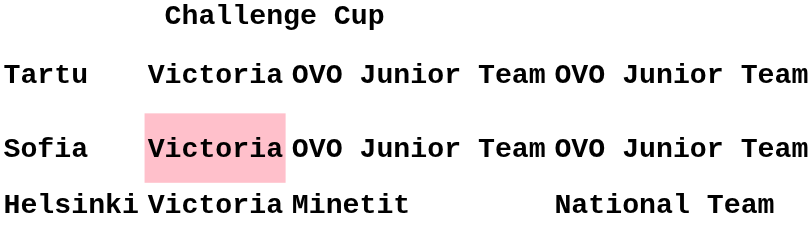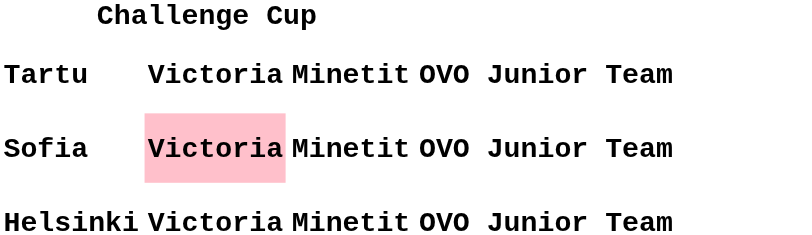(419, 74) OVO Junior Team -> (351, 74) Minetit
(419, 148) OVO Junior Team -> (351, 148) Minetit
(664, 206) National Team -> (546, 222) OVO Junior Team
